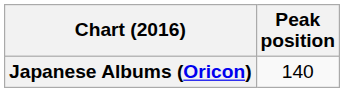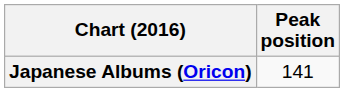(298, 71) 140 -> (298, 71) 141
